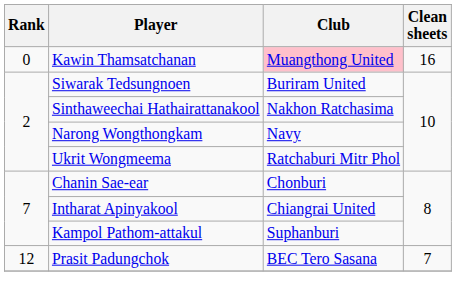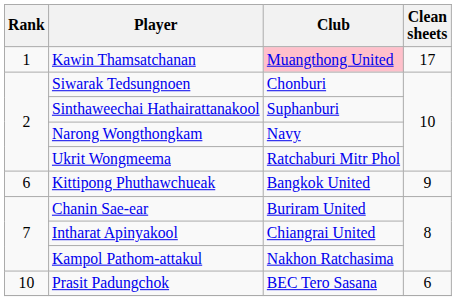(26, 59) 0 -> (26, 59) 1
(427, 59) 16 -> (427, 59) 17
(316, 84) Buriram United -> (296, 84) Chonburi
(330, 109) Nakhon Ratchasima -> (303, 109) Suphanburi
+ row: (134, 183)
(296, 183) Chonburi -> (316, 208) Buriram United
(303, 233) Suphanburi -> (330, 258) Nakhon Ratchasima
(26, 258) 12 -> (26, 283) 10
(427, 258) 7 -> (427, 283) 6
